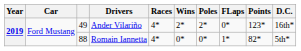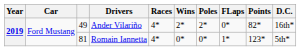(257, 24) 123* -> (255, 24) 82*
(83, 38) 88 -> (83, 38) 81
(255, 38) 82* -> (257, 38) 123*
